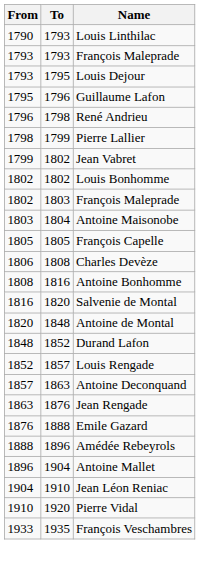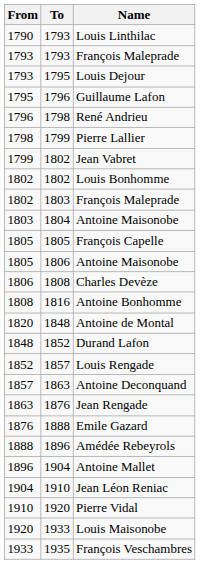+ row: (57, 261)
- row: (57, 302)
+ row: (57, 528)
